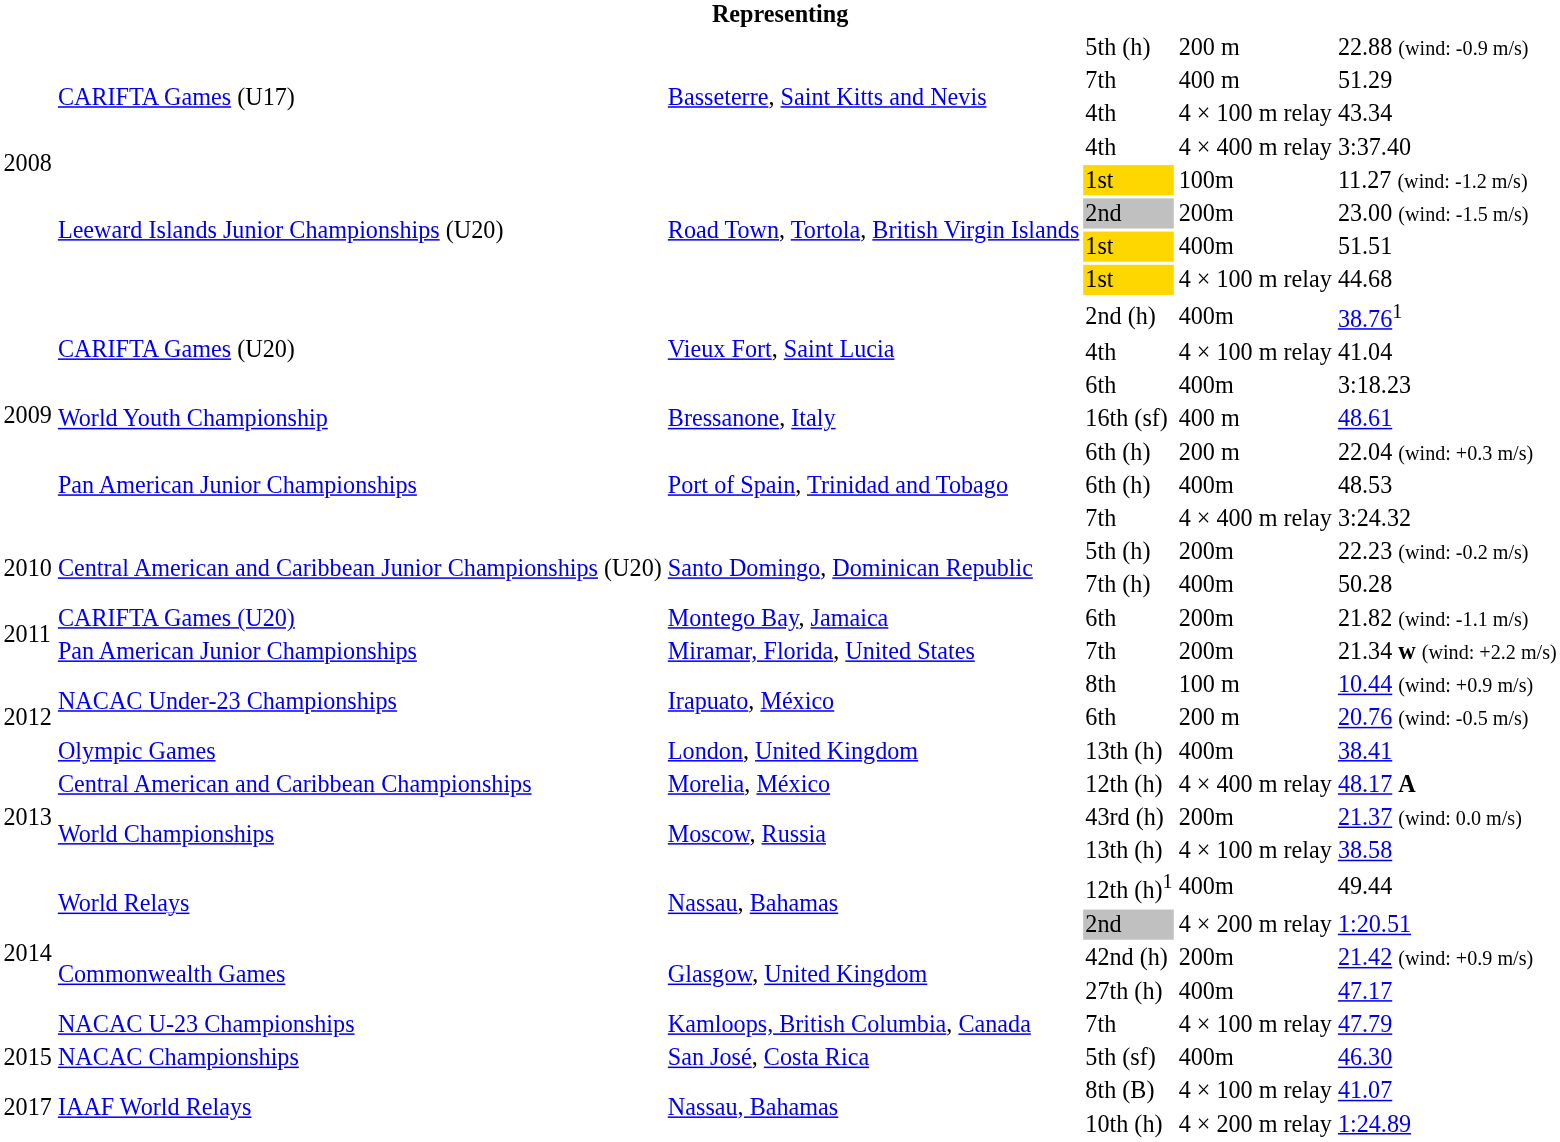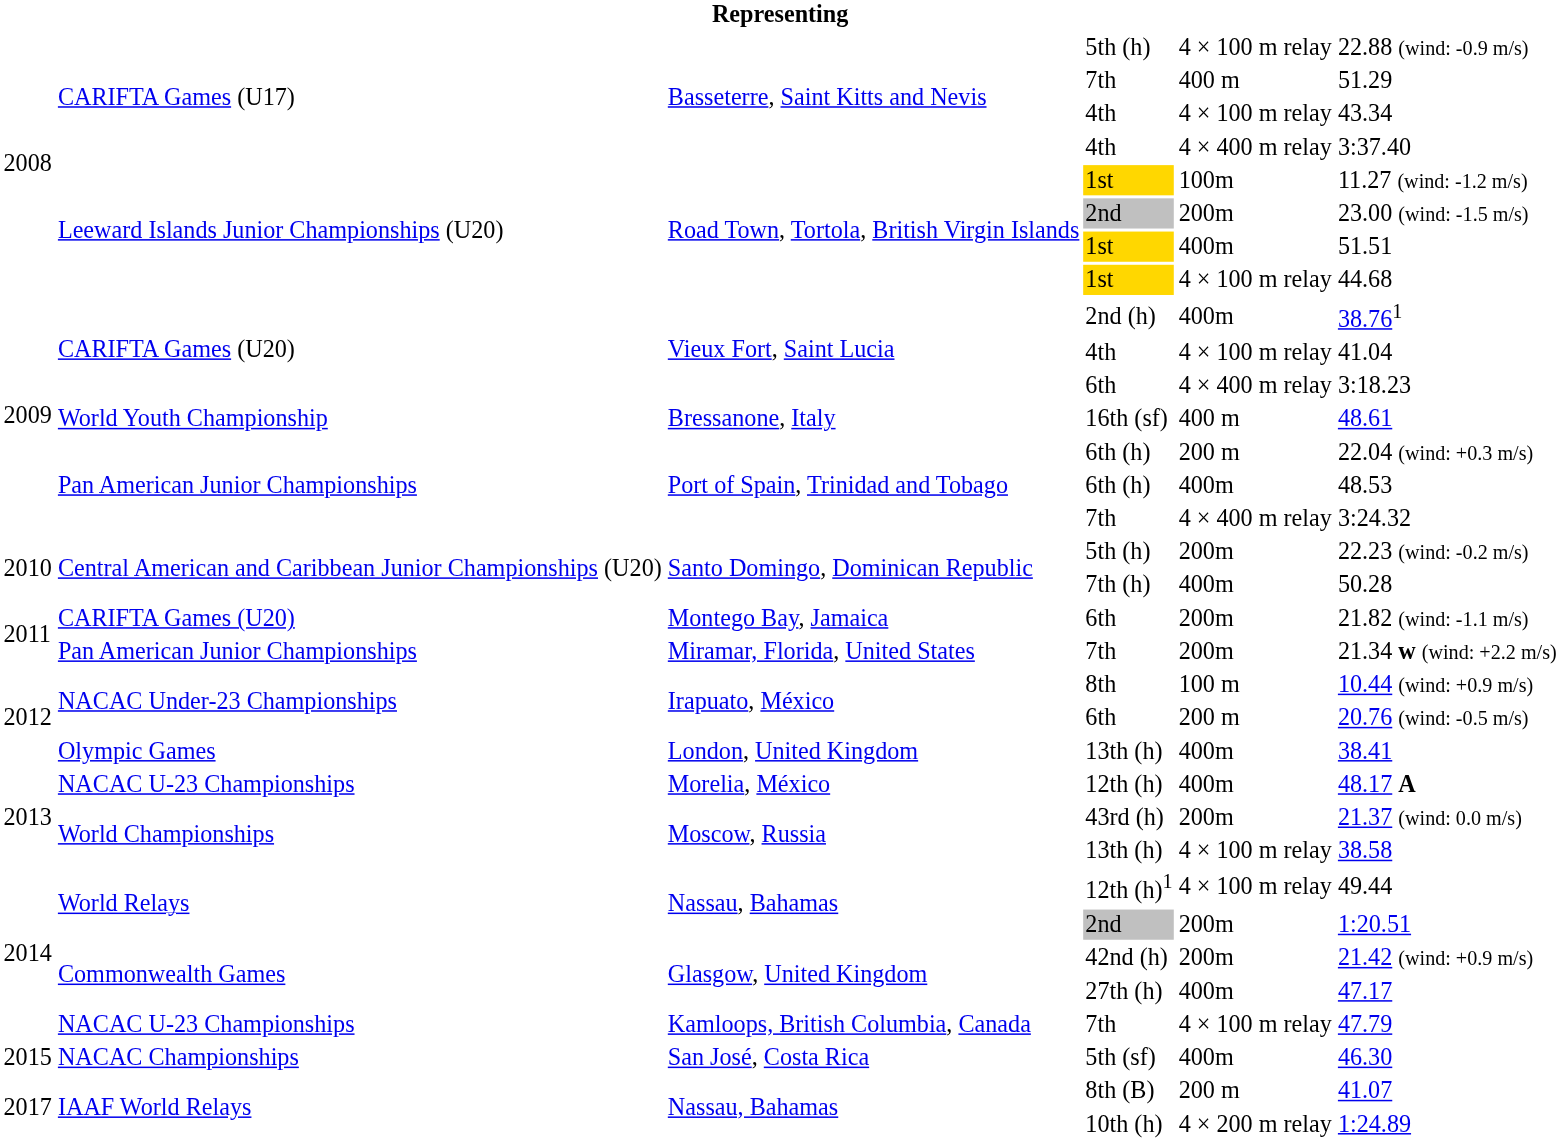(1209, 47) 200 m -> (1255, 47) 4 × 100 m relay
(1206, 385) 400m -> (1255, 385) 4 × 400 m relay
(295, 784) Central American and Caribbean Championships -> (206, 784) NACAC U-23 Championships
(1255, 784) 4 × 400 m relay -> (1206, 784) 400m
(1206, 887) 400m -> (1255, 887) 4 × 100 m relay
(1255, 923) 4 × 200 m relay -> (1206, 923) 200m
(1255, 1089) 4 × 100 m relay -> (1209, 1089) 200 m
